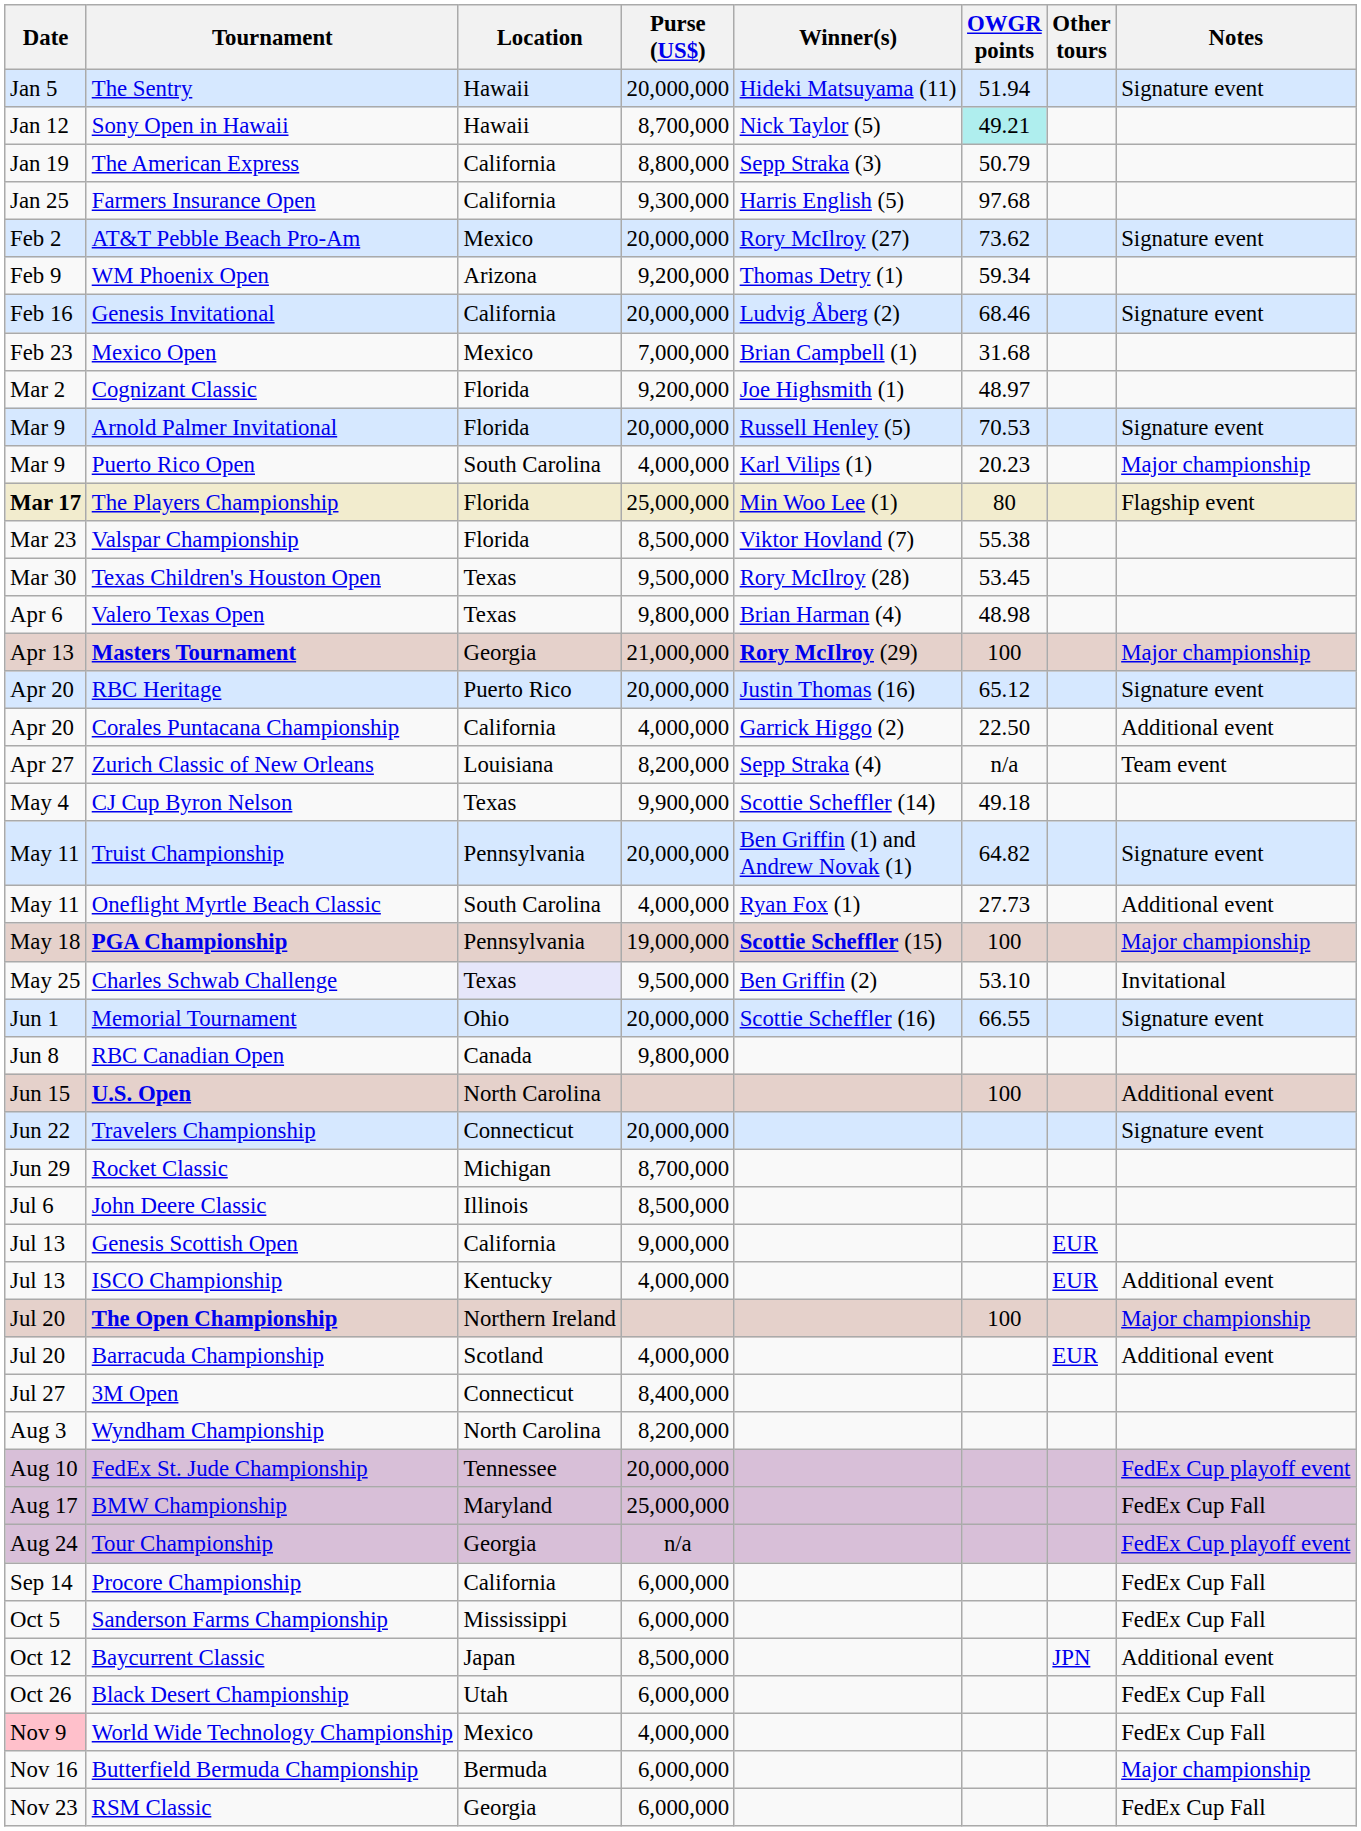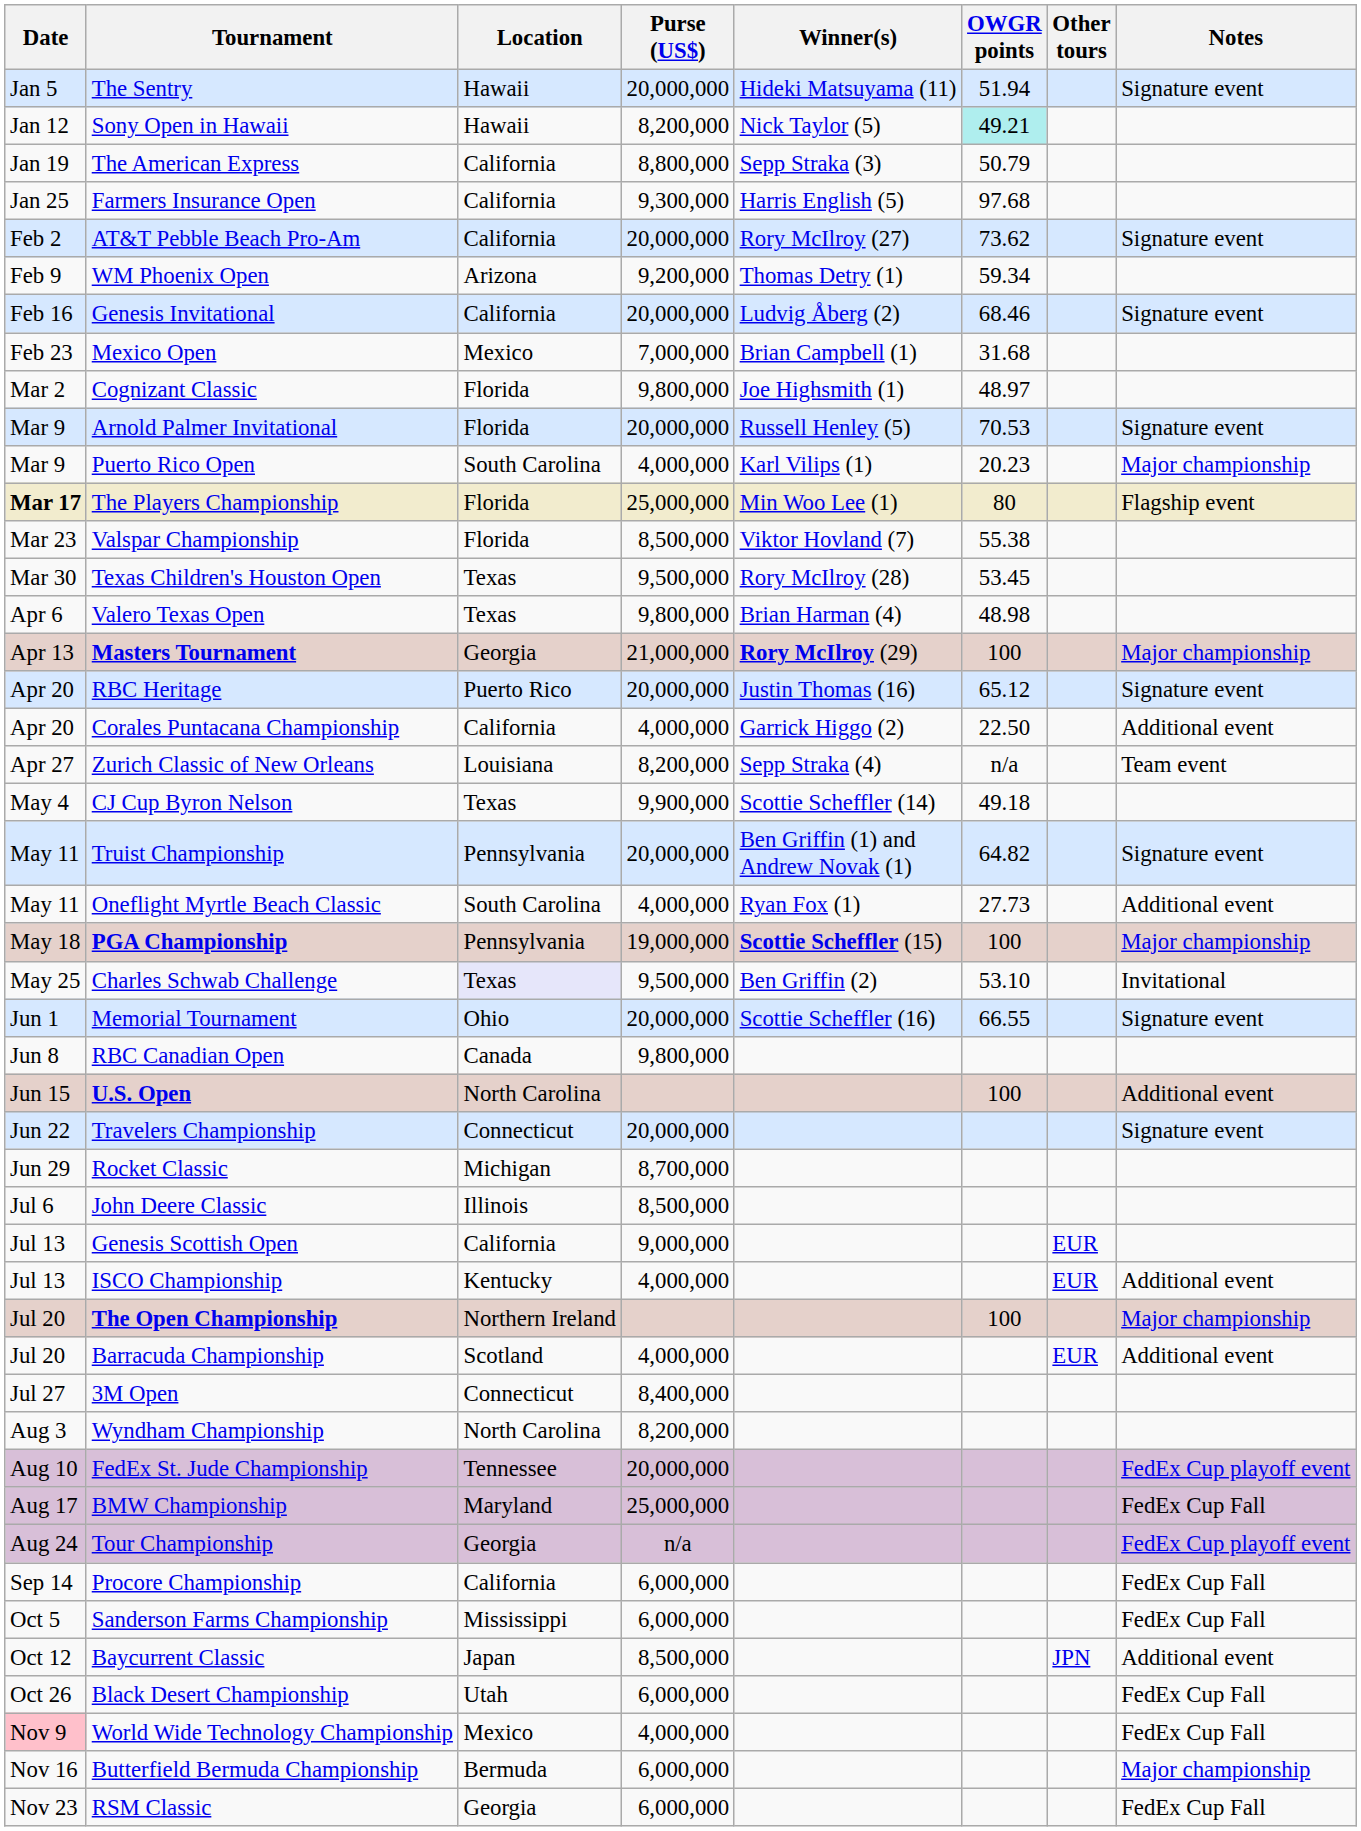(684, 125) 8,700,000 -> (684, 125) 8,200,000
(498, 238) Mexico -> (510, 238) California
(684, 388) 9,200,000 -> (684, 388) 9,800,000
